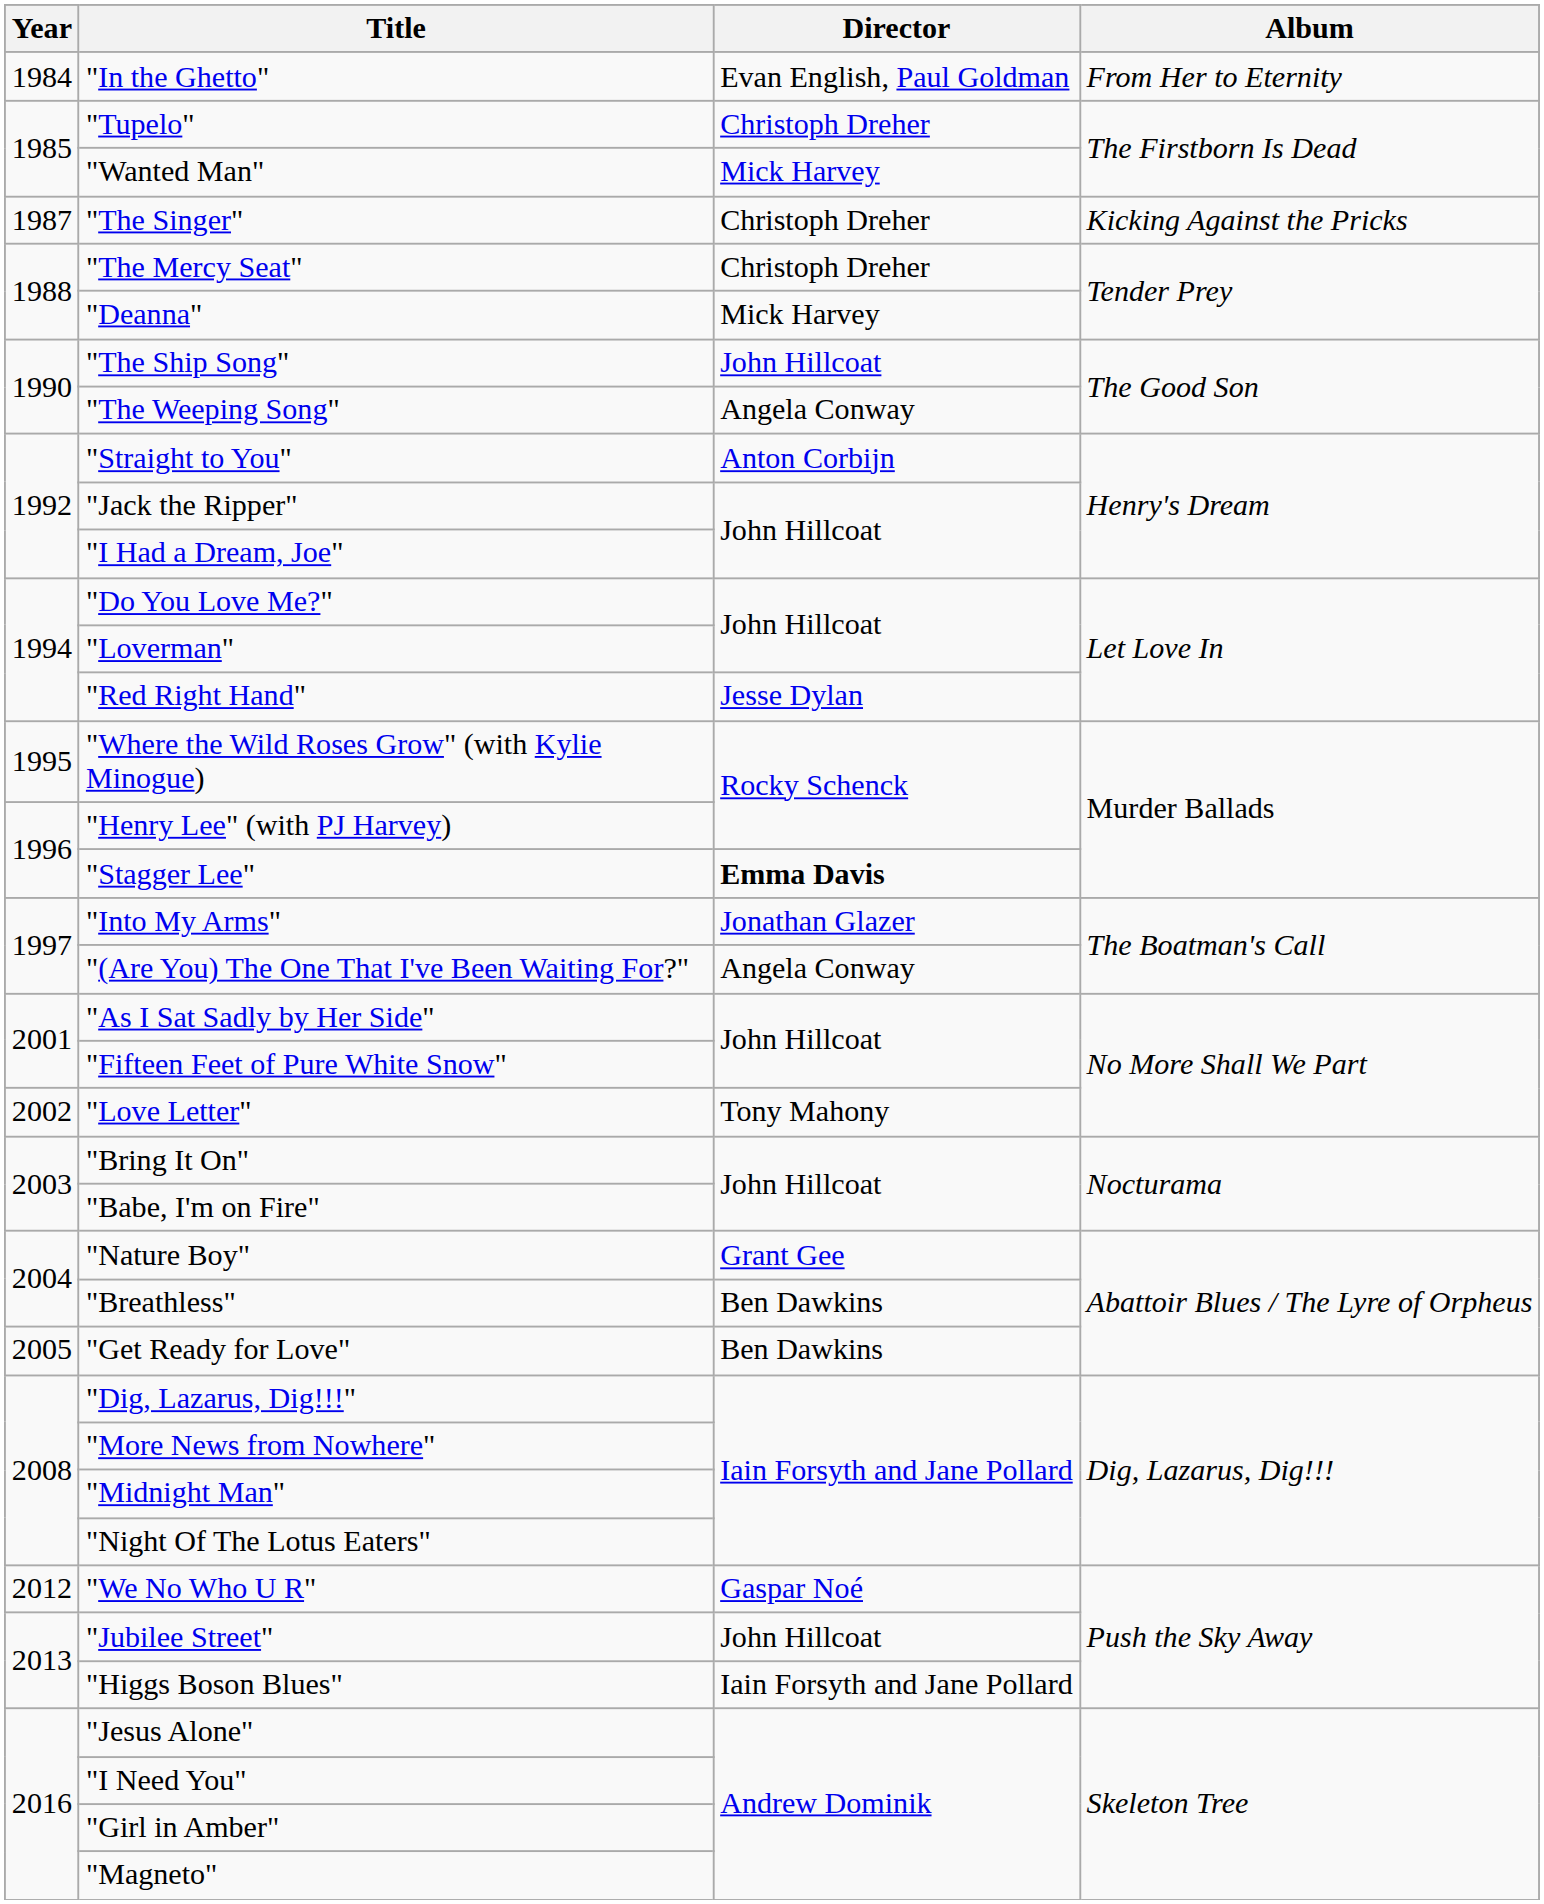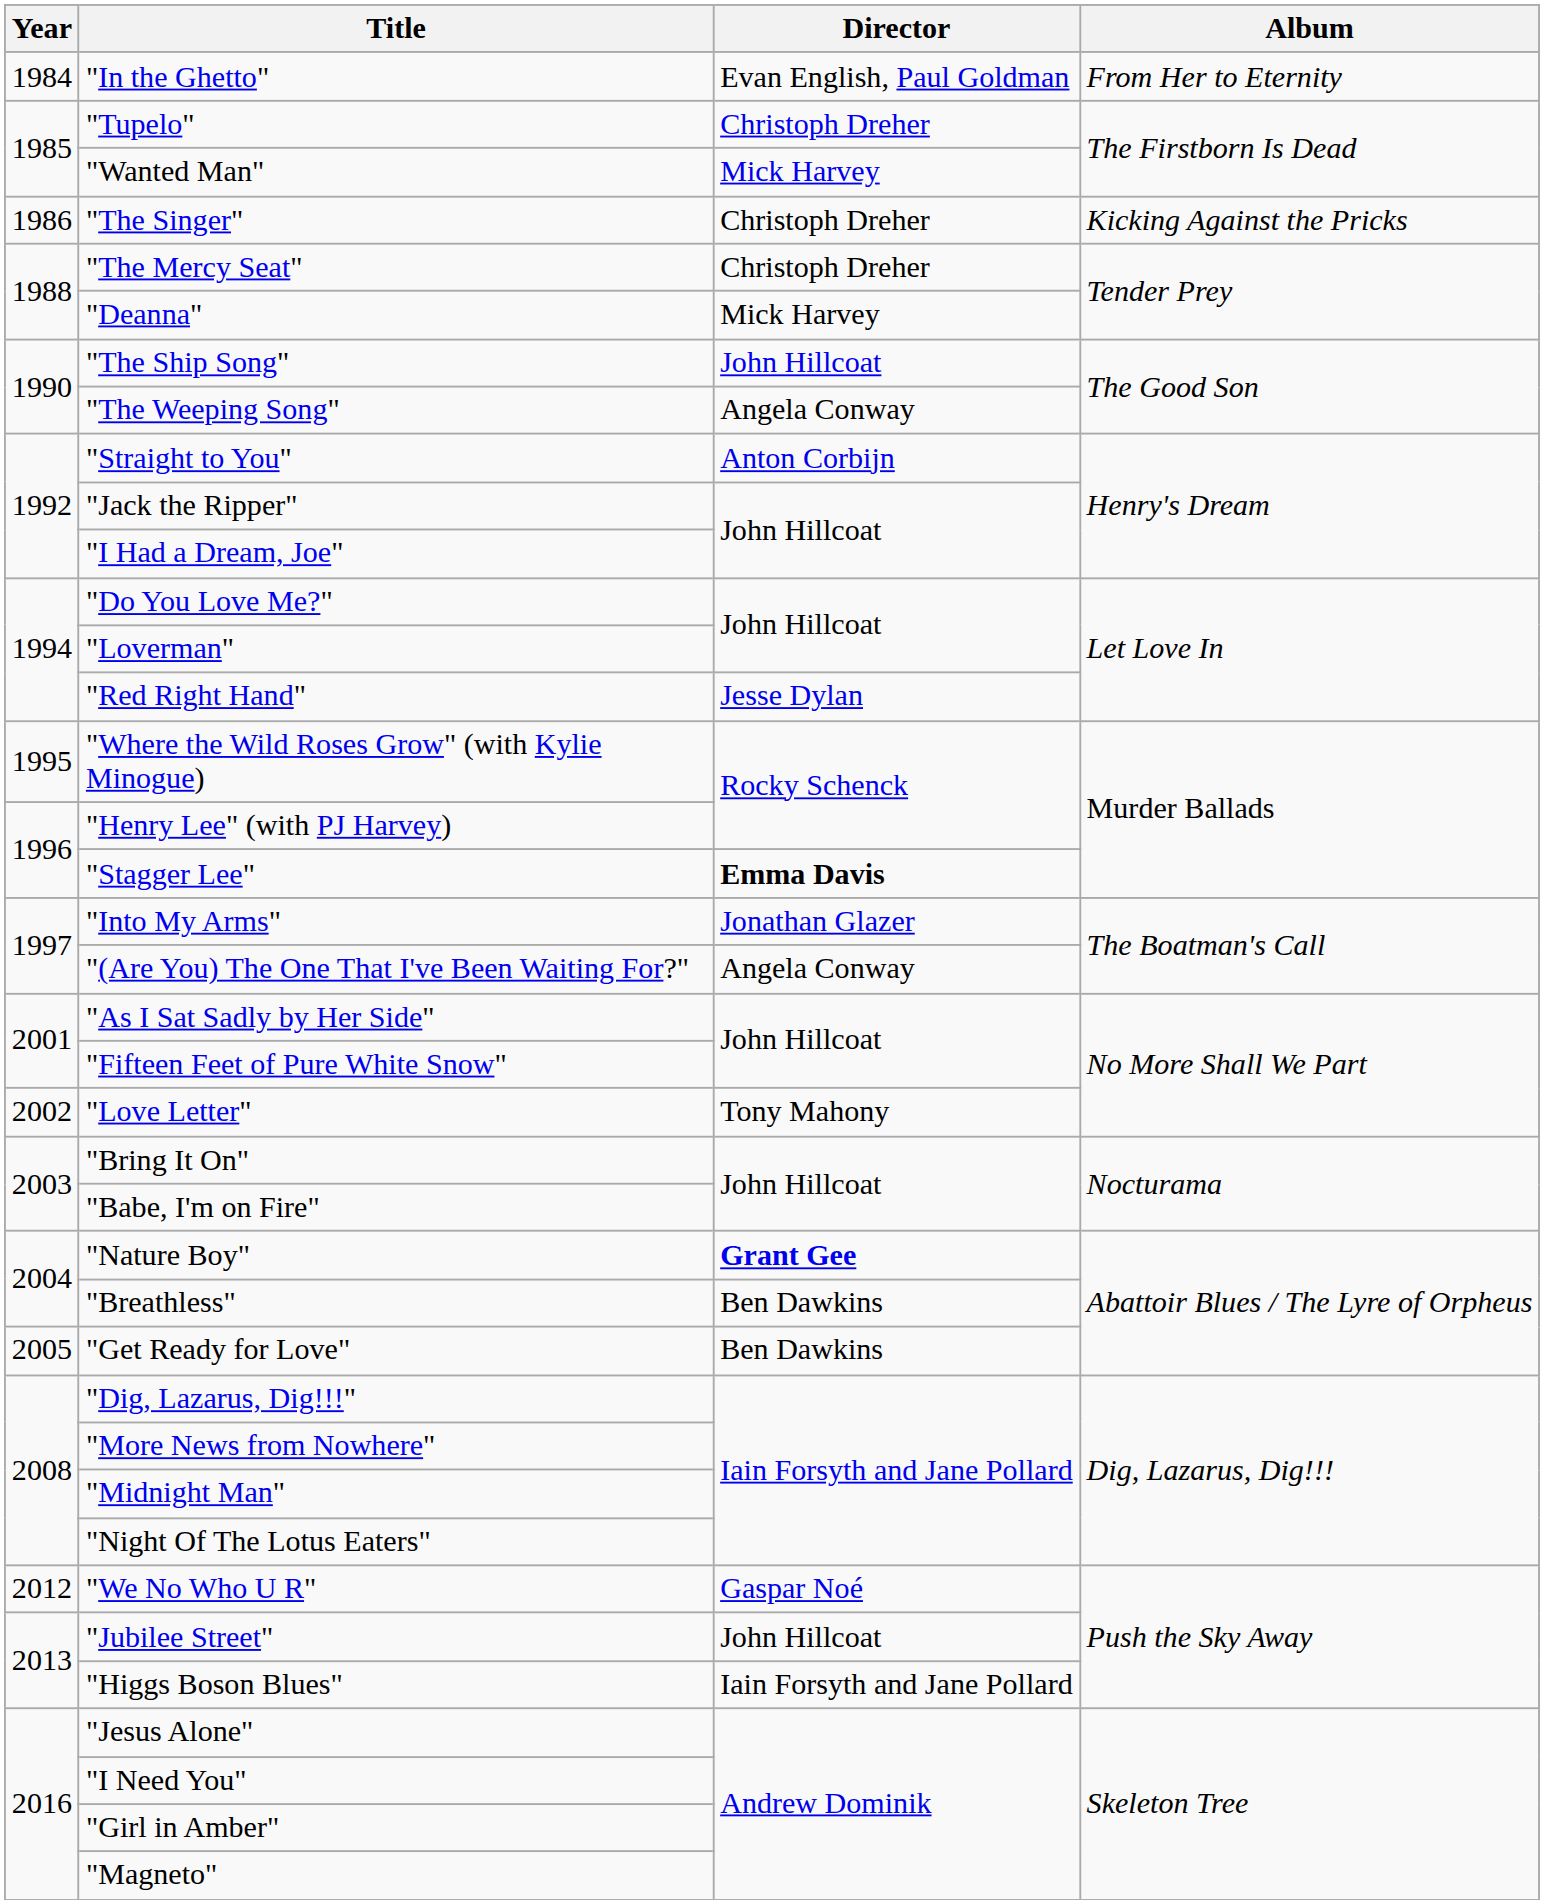(42, 219) 1987 -> (42, 219) 1986
(782, 1254) normal -> (788, 1254) bold
